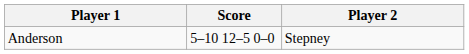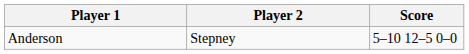columns swapped: (373, 15) <-> (234, 15)
